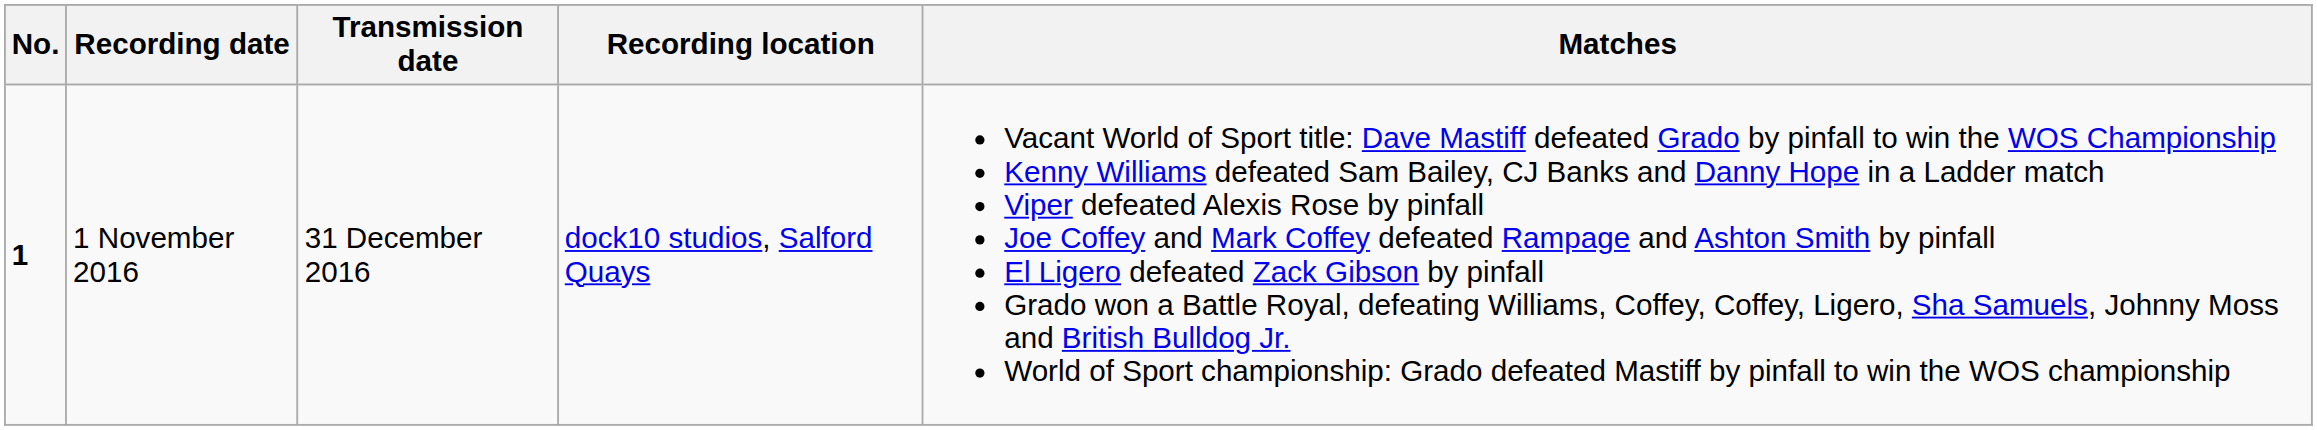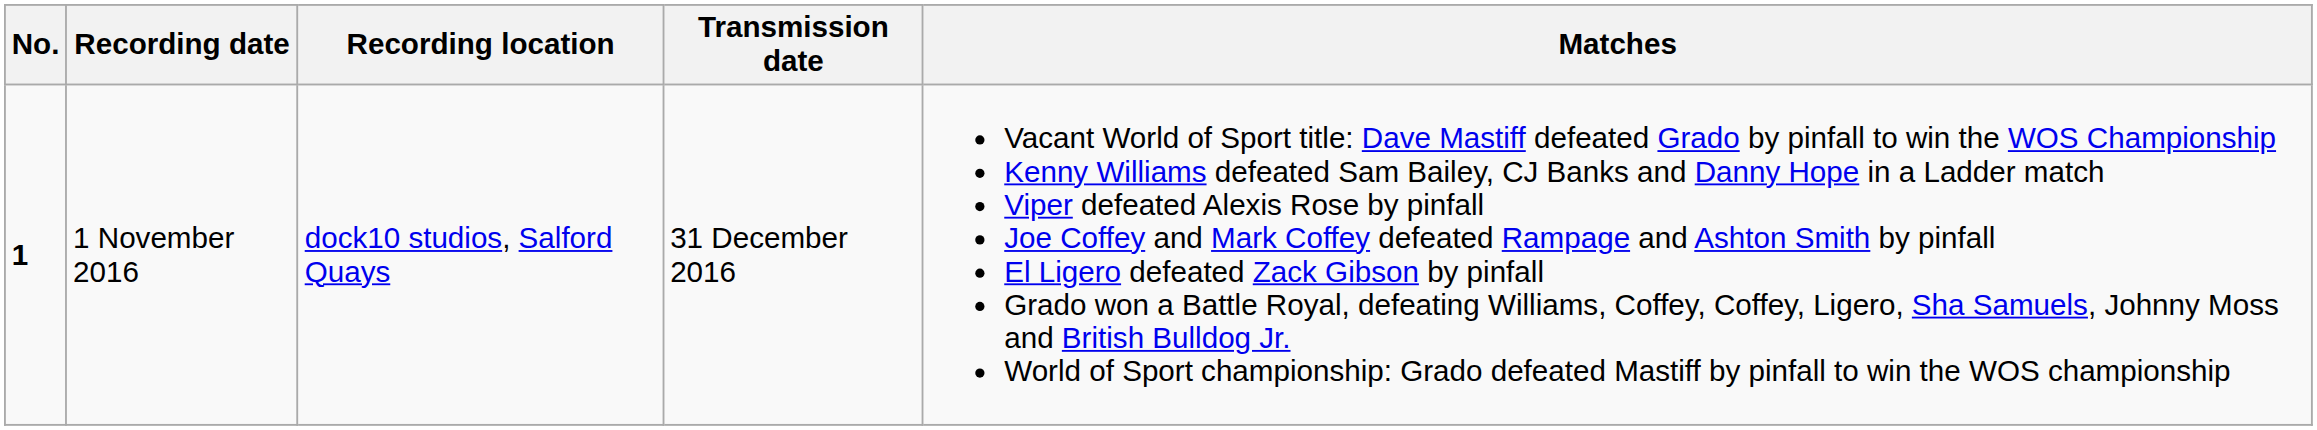columns swapped: (741, 44) <-> (428, 44)
